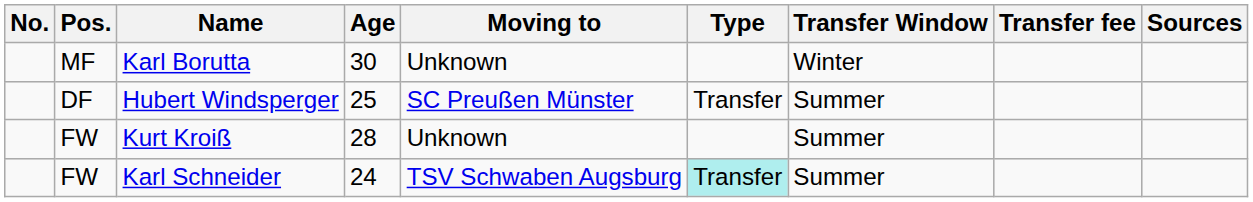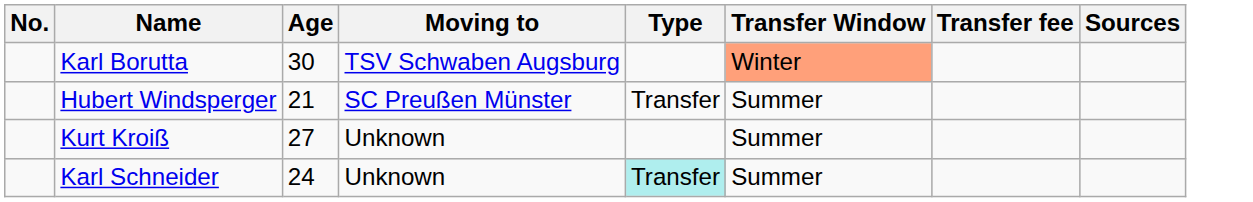- column: (86, 23)
(457, 61) Unknown -> (482, 61) TSV Schwaben Augsburg
(828, 61) no background -> (766, 61) lightsalmon background
(363, 100) 25 -> (301, 100) 21
(363, 138) 28 -> (301, 138) 27
(544, 176) TSV Schwaben Augsburg -> (395, 176) Unknown
